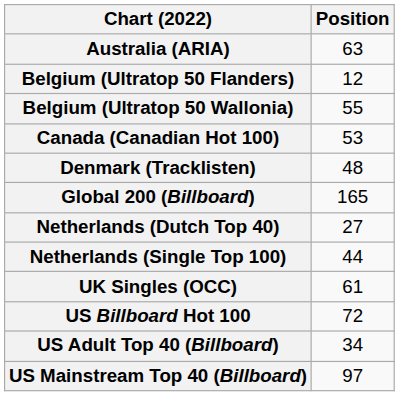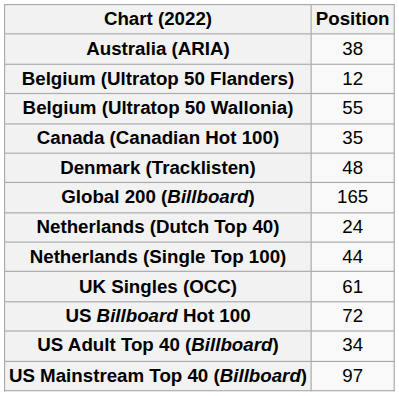(353, 49) 63 -> (353, 49) 38
(353, 138) 53 -> (353, 138) 35
(353, 227) 27 -> (353, 227) 24
